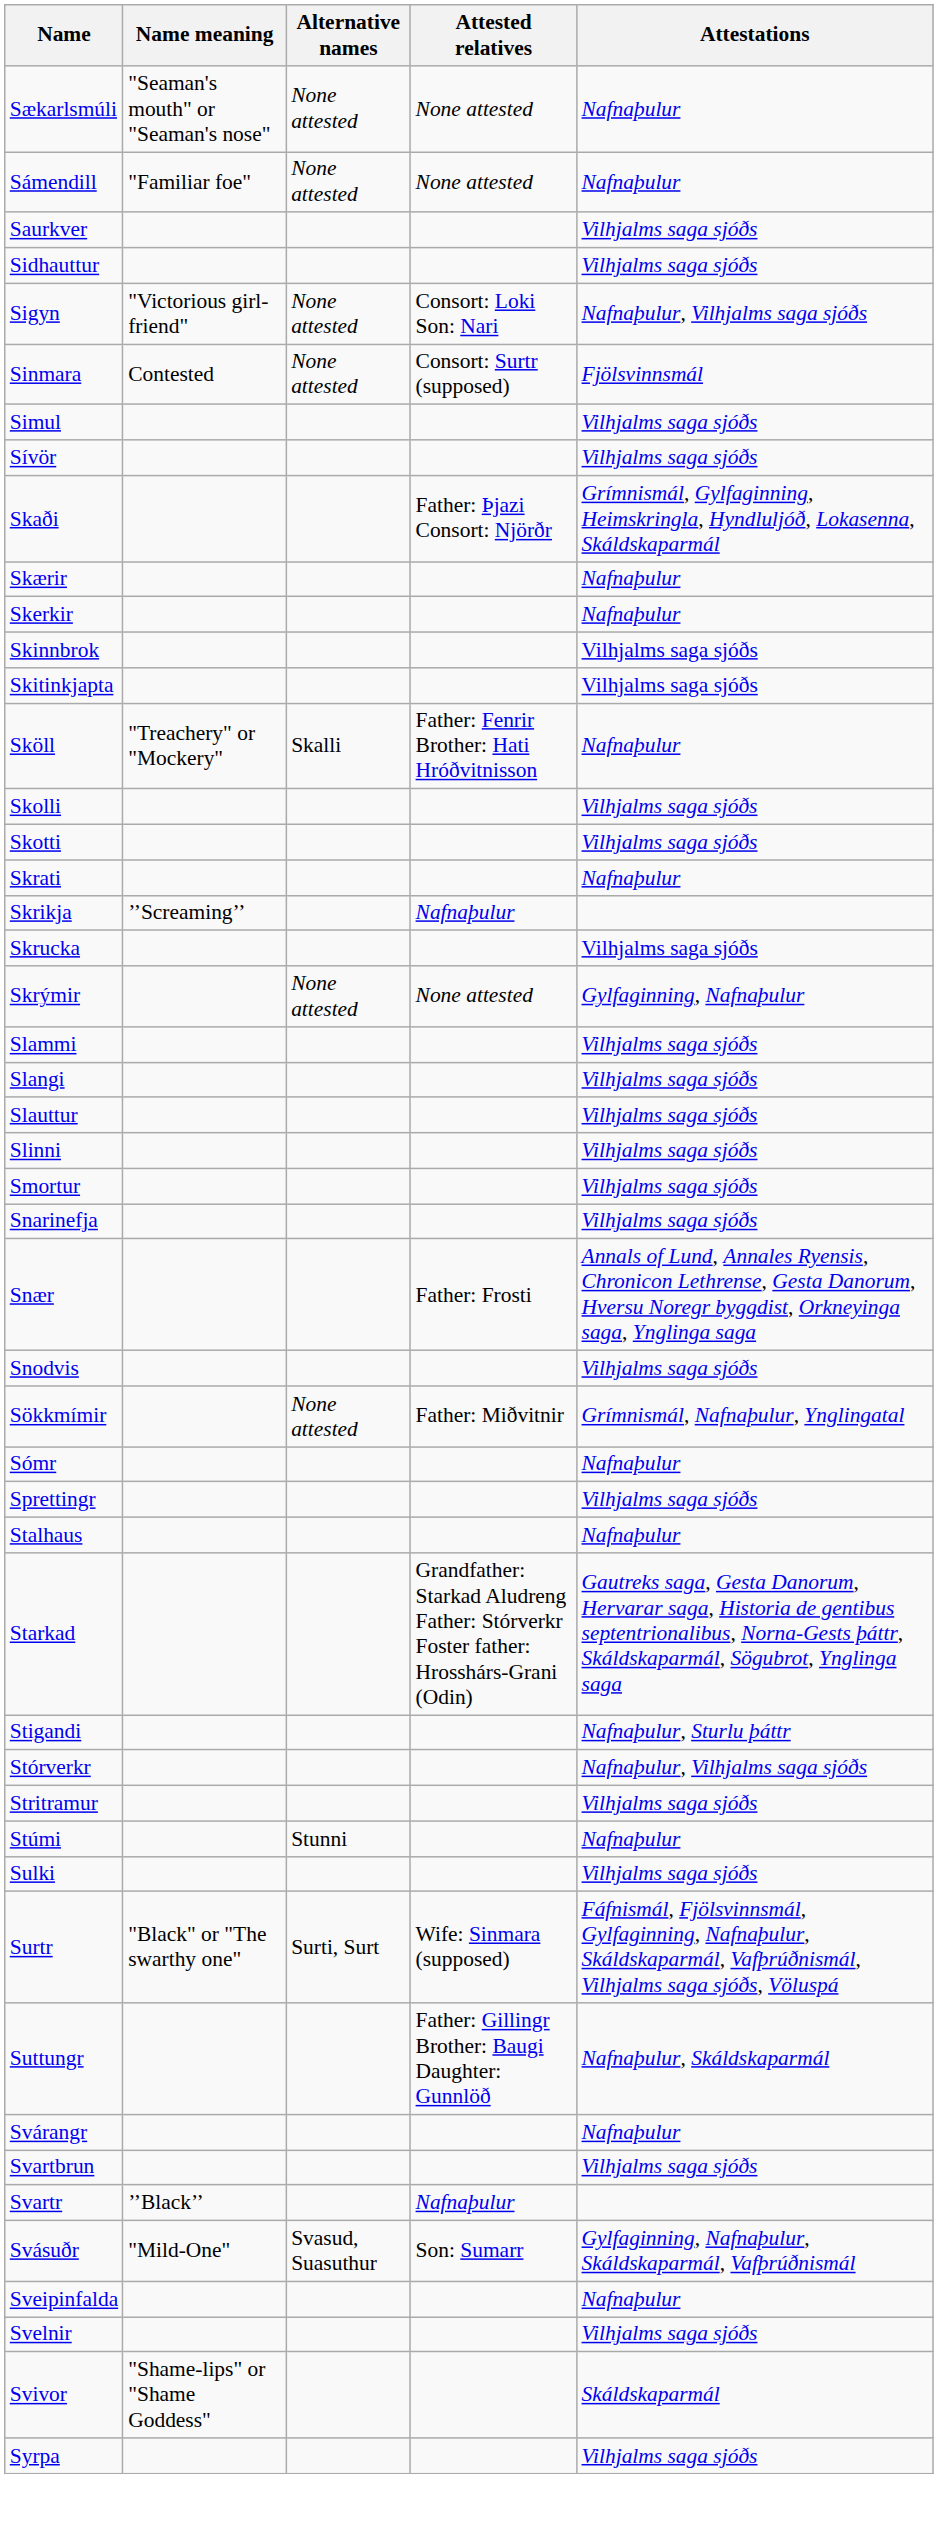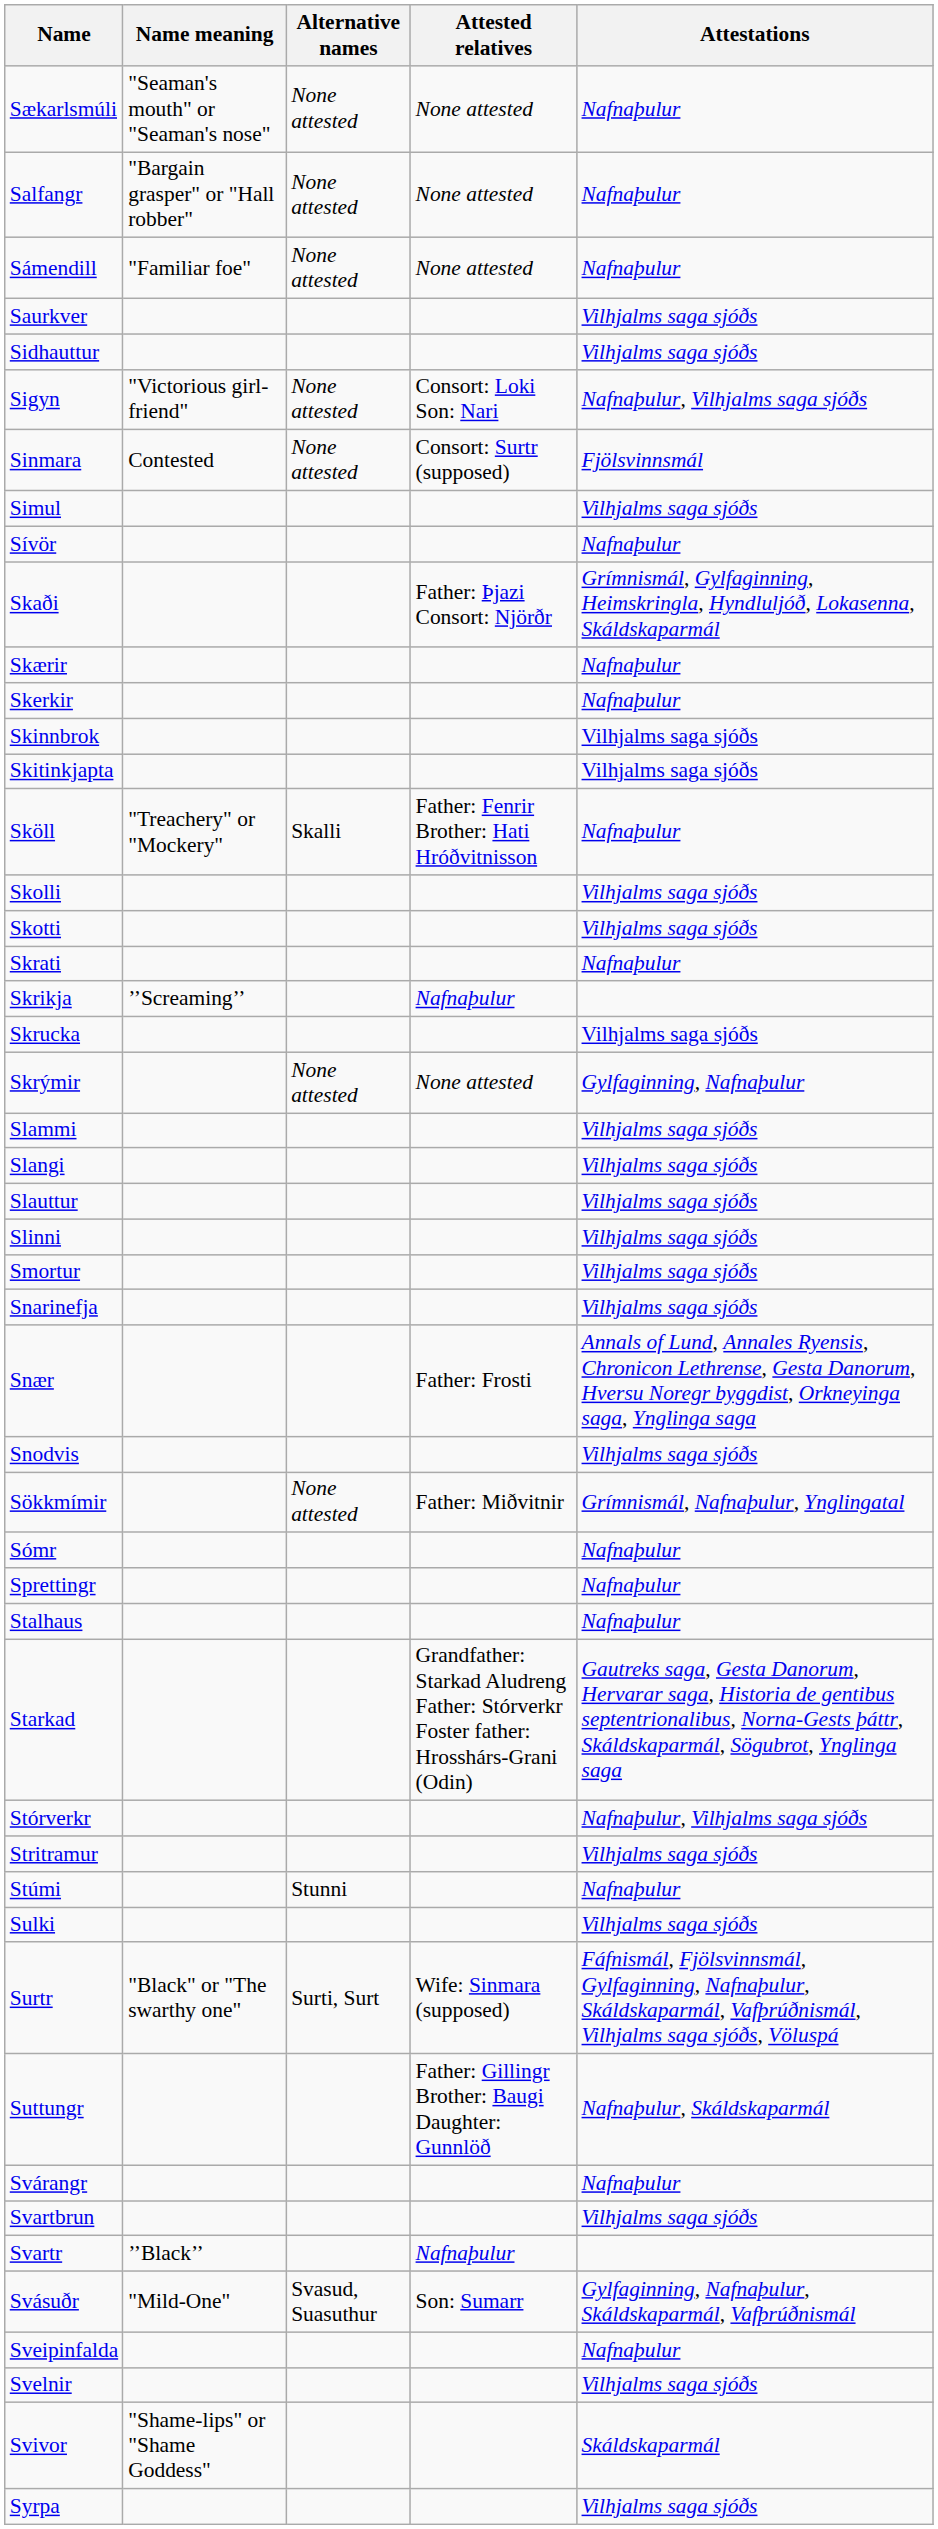+ row: (46, 194)
(670, 457) Vilhjalms saga sjóðs -> (631, 543) Nafnaþulur
(670, 1499) Vilhjalms saga sjóðs -> (631, 1585) Nafnaþulur
- row: (46, 1732)
